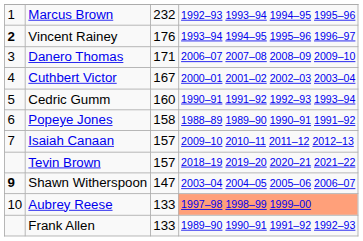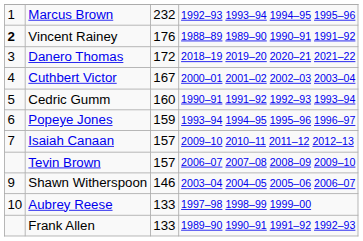(268, 36) 1993–94 1994–95 1995–96 1996–97 -> (268, 36) 1988–89 1989–90 1990–91 1991–92
(164, 57) 171 -> (164, 57) 172
(268, 57) 2006–07 2007–08 2008–09 2009–10 -> (268, 57) 2018–19 2019–20 2020–21 2021–22
(164, 120) 158 -> (164, 120) 159
(268, 120) 1988–89 1989–90 1990–91 1991–92 -> (268, 120) 1993–94 1994–95 1995–96 1996–97
(268, 162) 2018–19 2019–20 2020–21 2021–22 -> (268, 162) 2006–07 2007–08 2008–09 2009–10
(11, 183) bold -> (11, 183) normal
(164, 183) 147 -> (164, 183) 146
(246, 204) lightsalmon background -> (246, 204) no background
